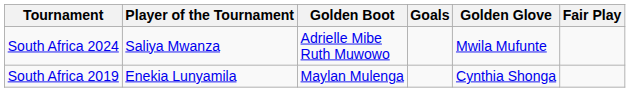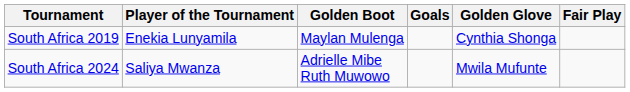rows swapped: (63, 76) <-> (63, 45)
